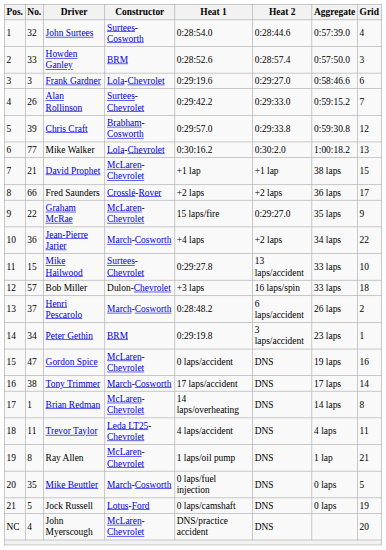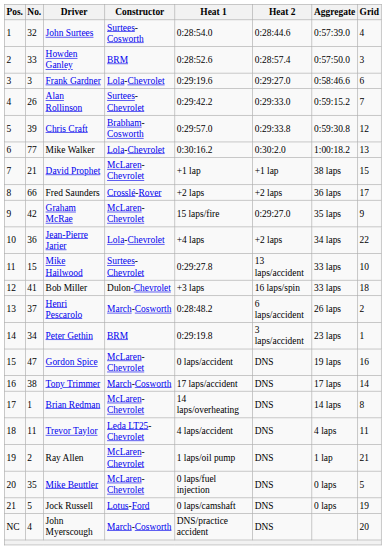(32, 213) 22 -> (32, 213) 42
(139, 240) March-Cosworth -> (136, 240) Lola-Chevrolet
(32, 288) 57 -> (32, 288) 41
(30, 458) 8 -> (30, 458) 2
(139, 485) March-Cosworth -> (126, 485) McLaren-Chevrolet
(126, 527) McLaren-Chevrolet -> (139, 527) March-Cosworth
